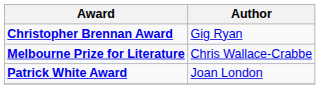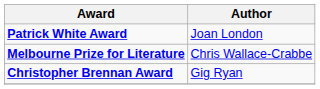rows swapped: (90, 34) <-> (67, 73)
